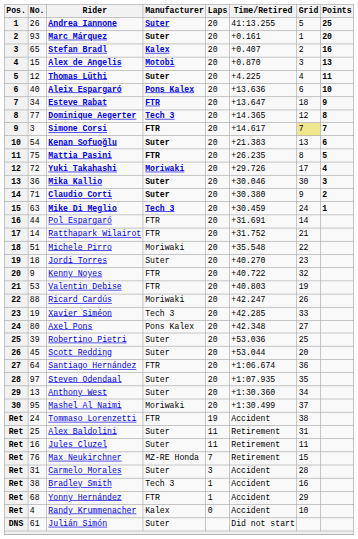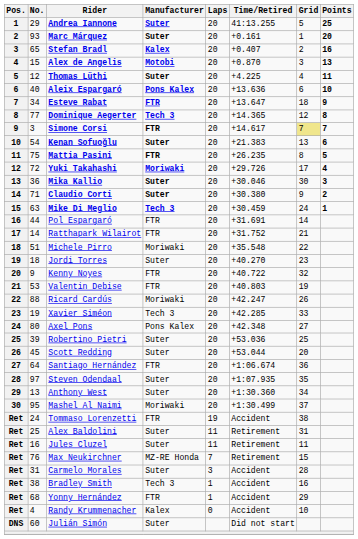(35, 24) 26 -> (35, 24) 29
(35, 524) 61 -> (35, 524) 60
